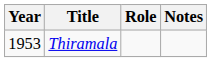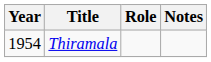(25, 43) 1953 -> (25, 43) 1954
